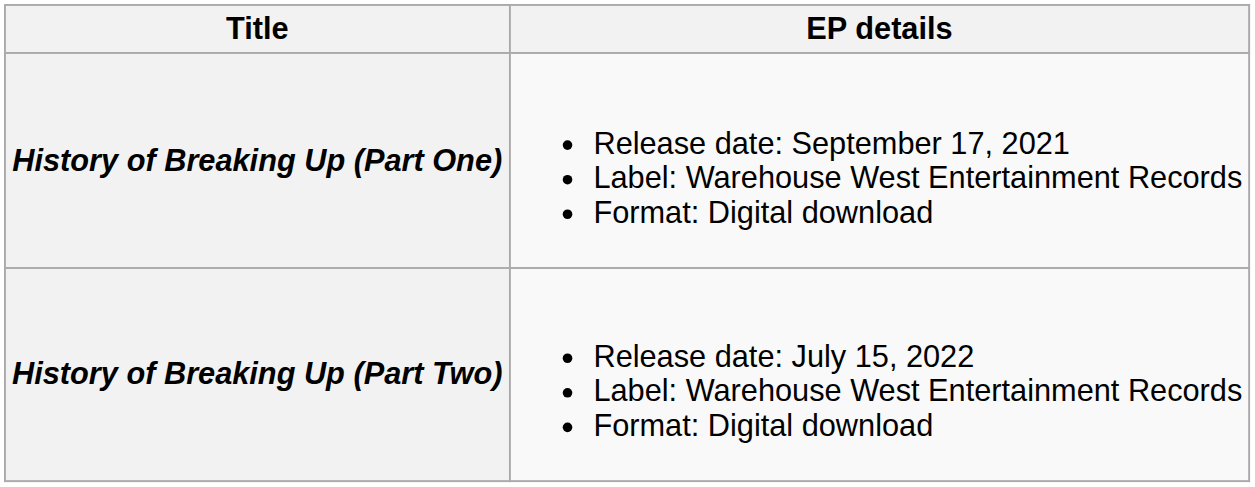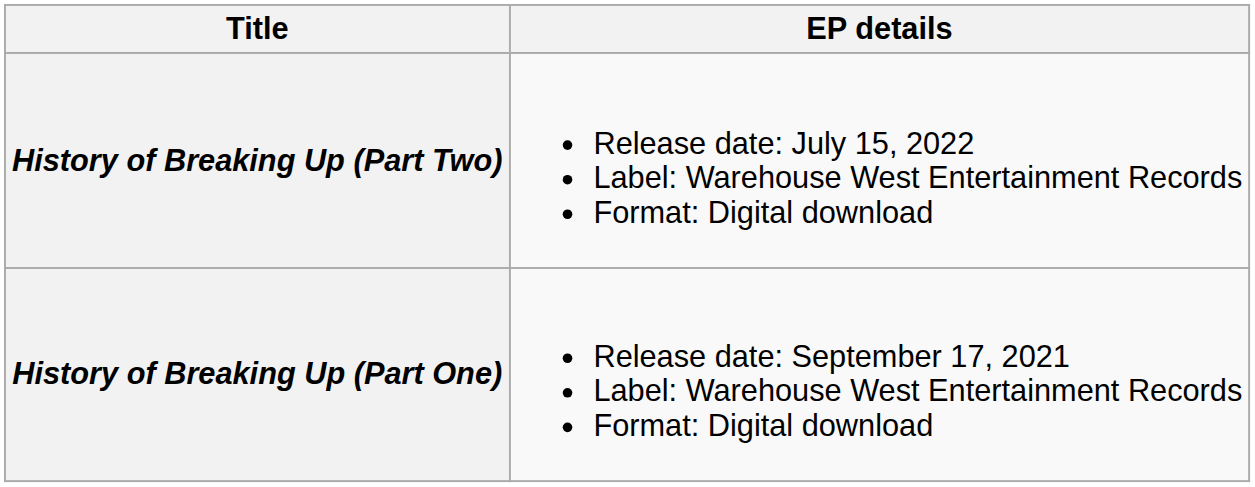rows swapped: (257, 160) <-> (257, 373)
